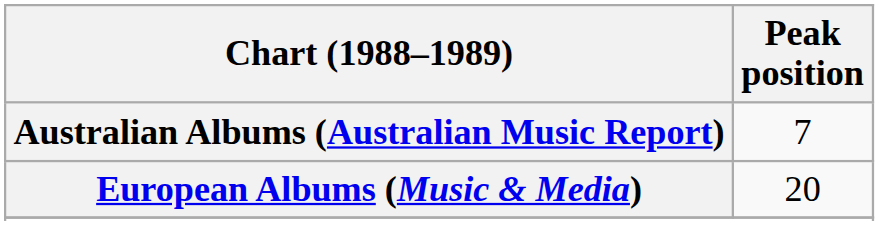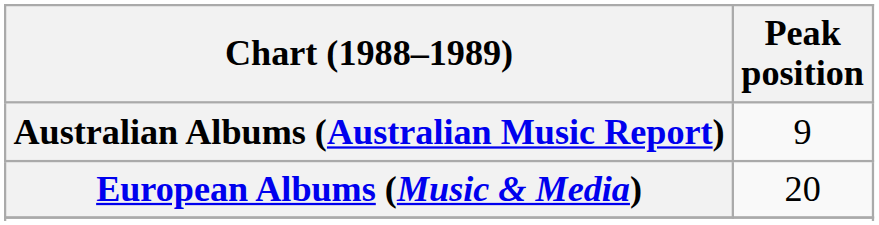(803, 131) 7 -> (803, 131) 9
